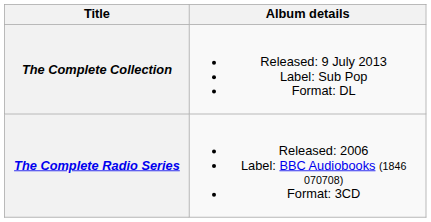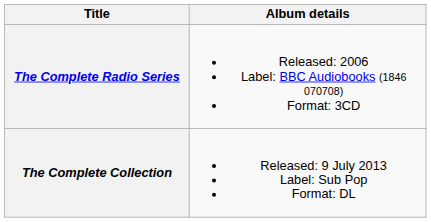rows swapped: (97, 165) <-> (97, 69)
